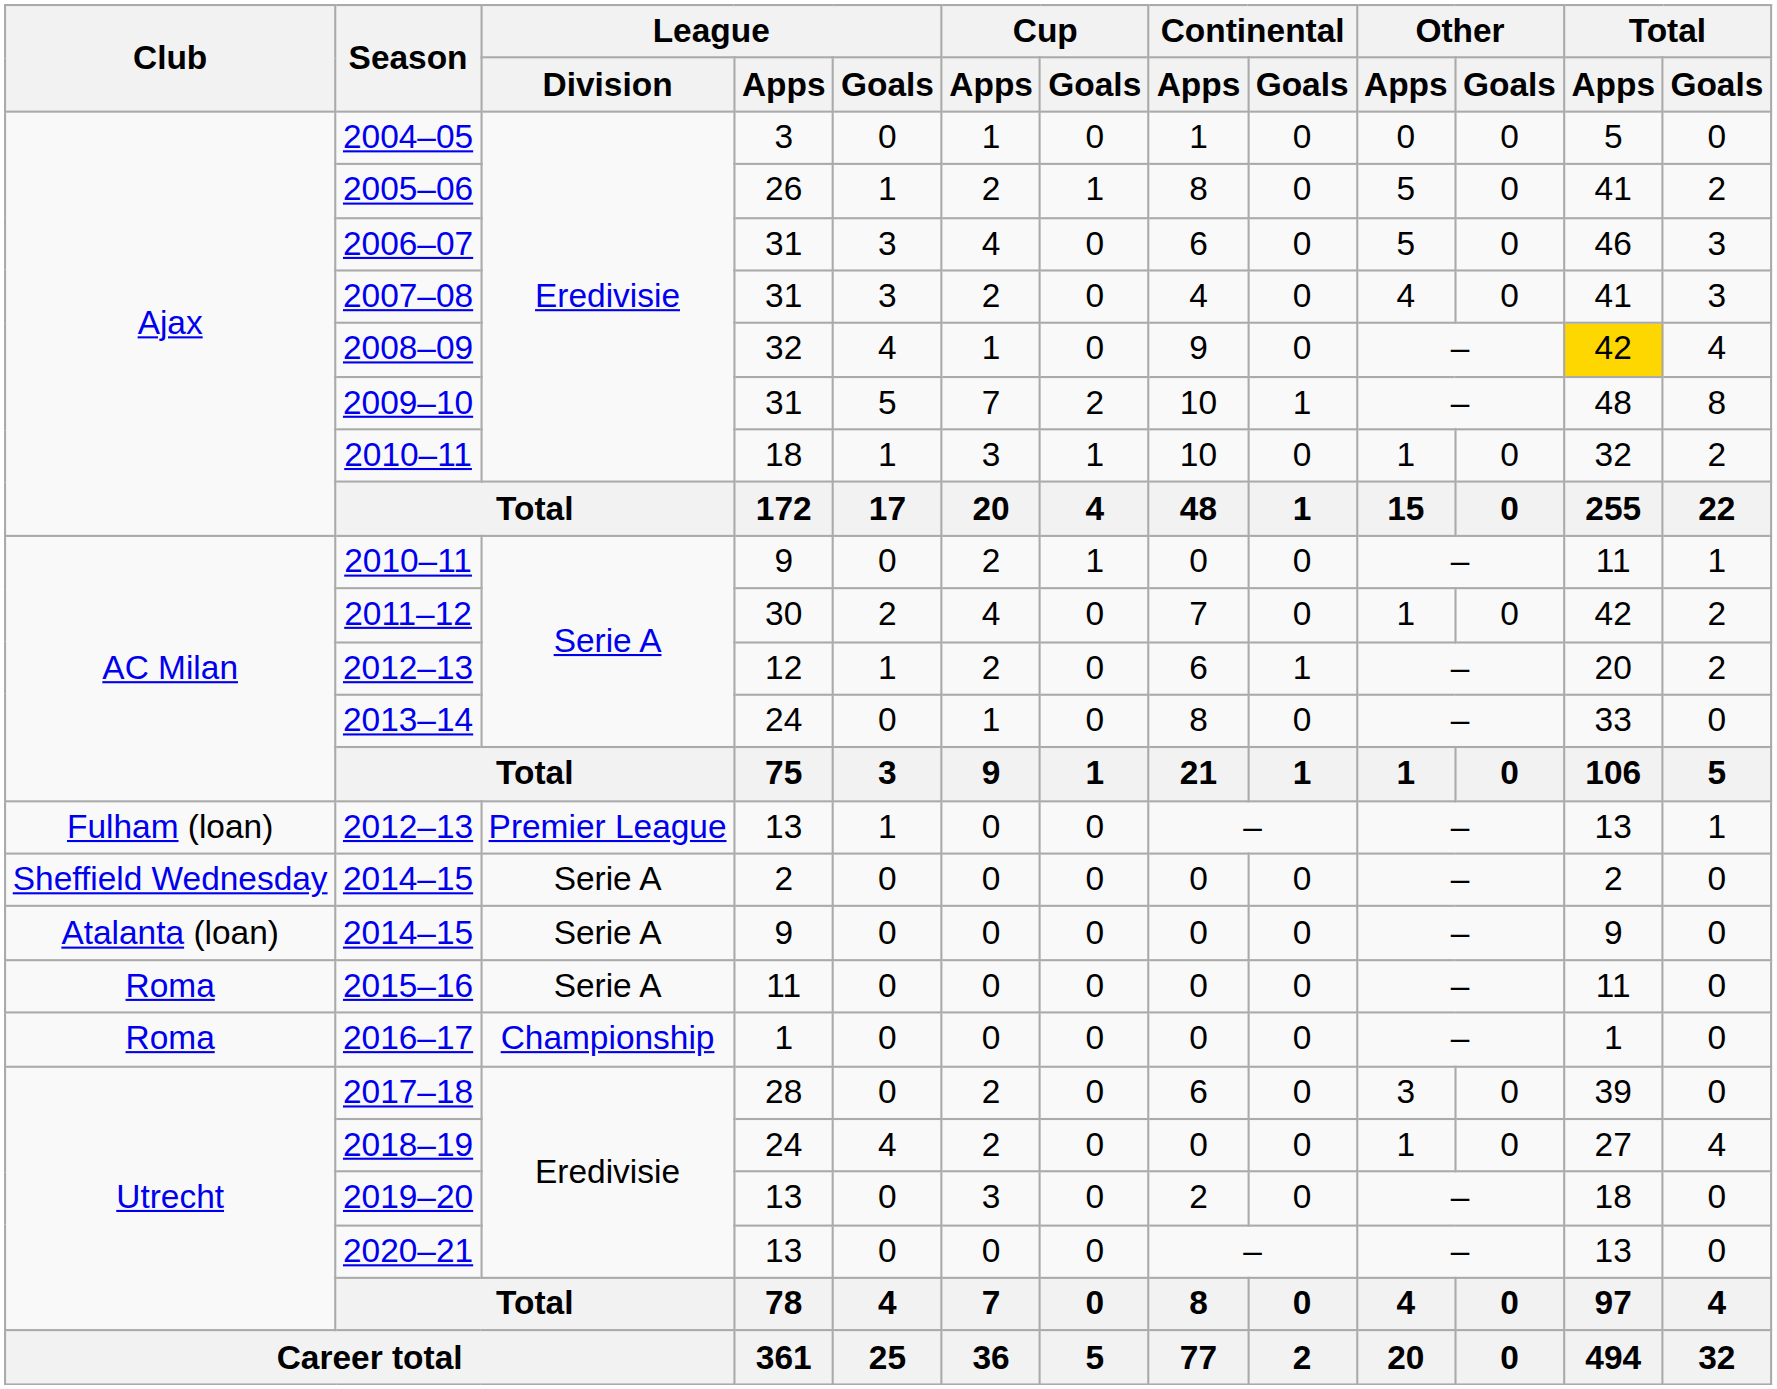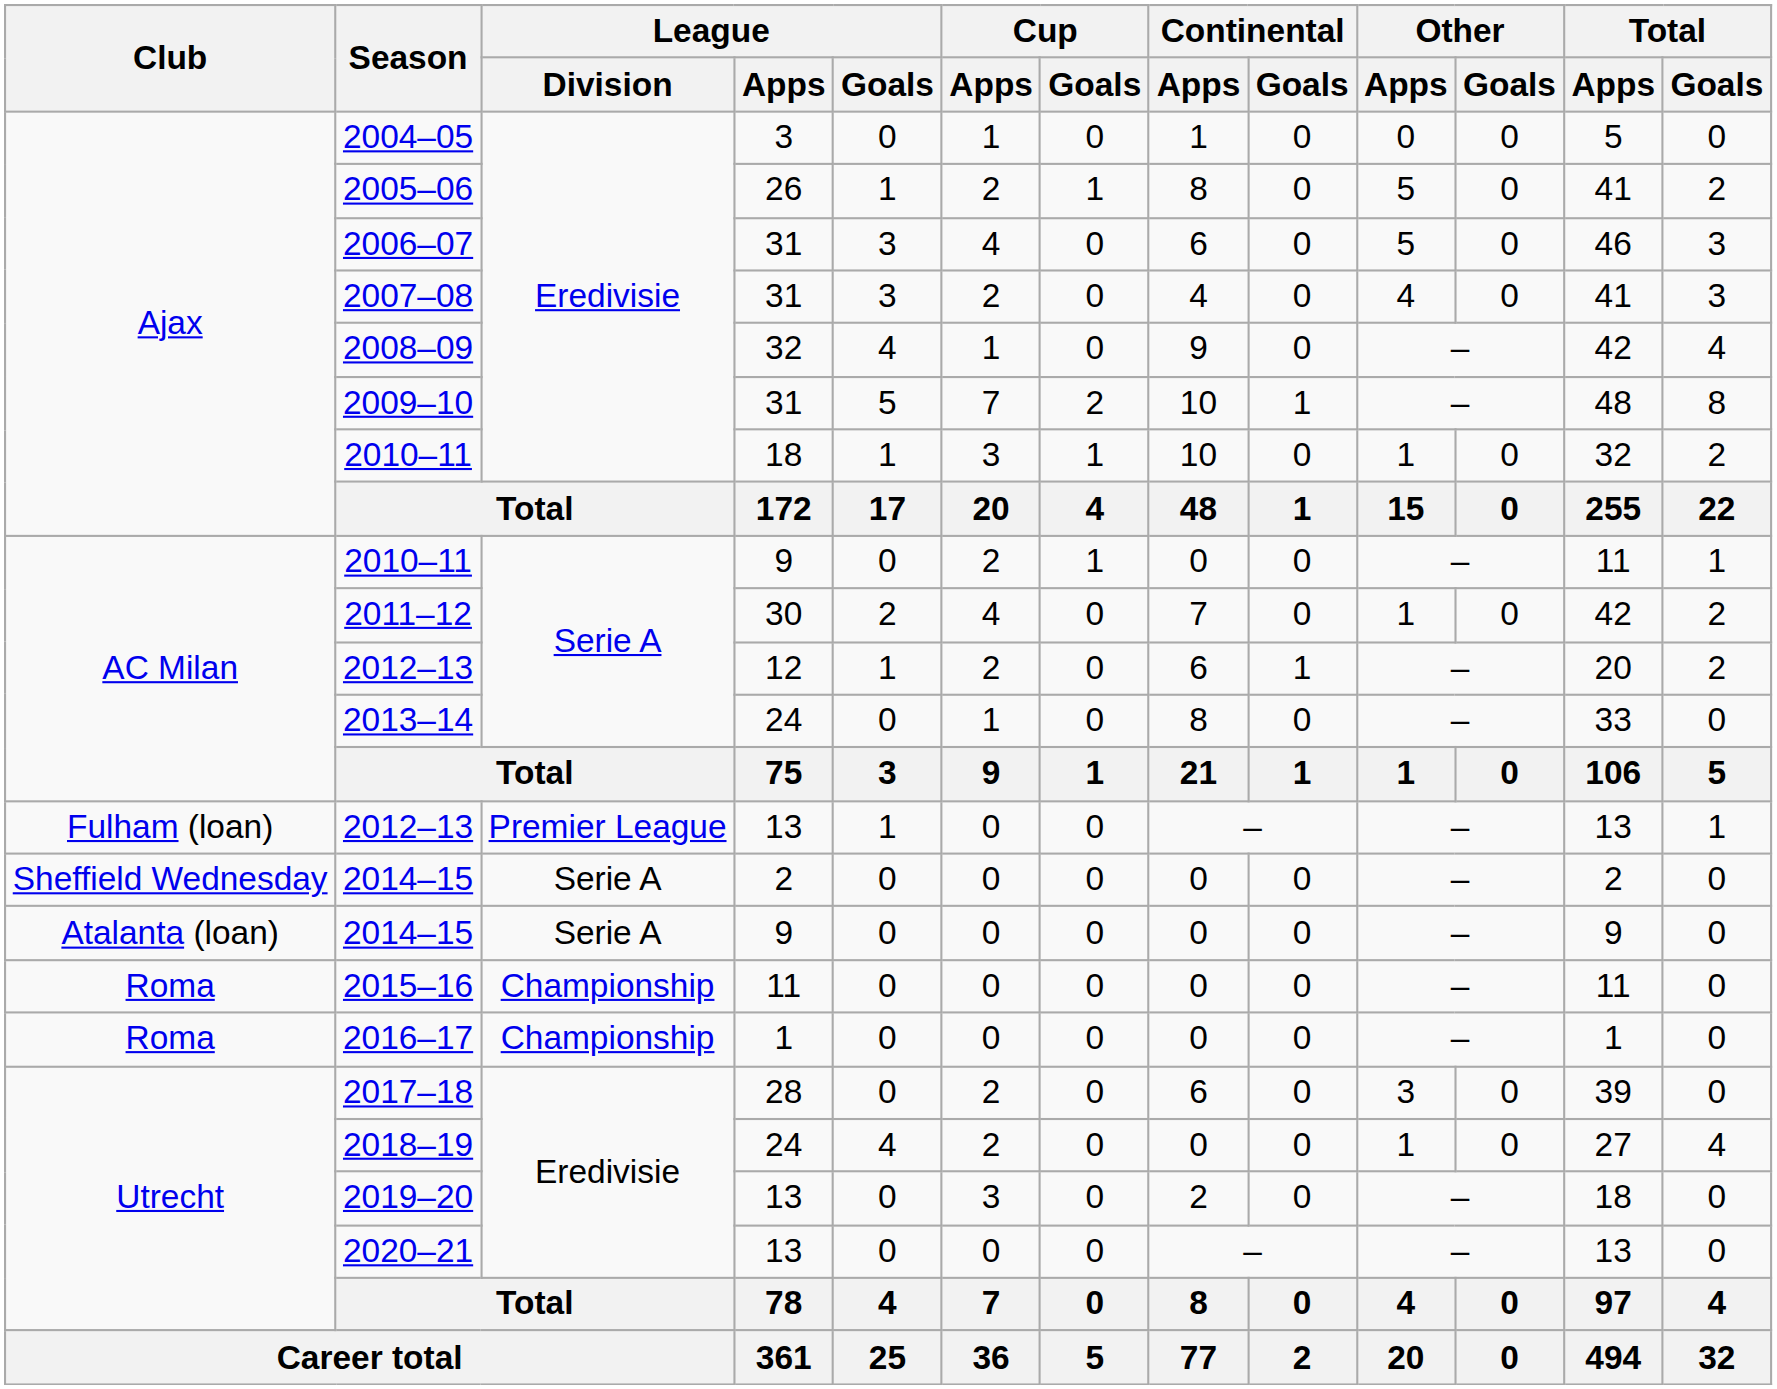(1613, 349) gold background -> (1613, 349) no background
(608, 985) Serie A -> (608, 985) Championship
